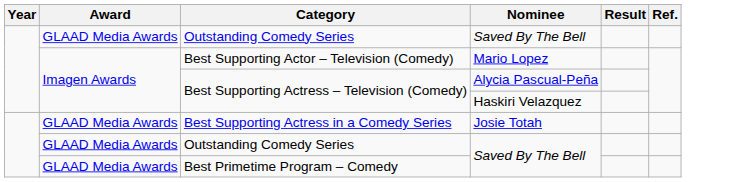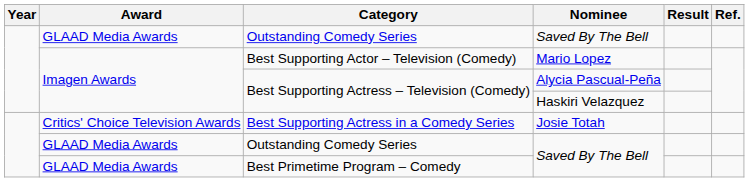(110, 123) GLAAD Media Awards -> (142, 123) Critics' Choice Television Awards
